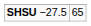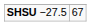(78, 13) 65 -> (78, 13) 67
